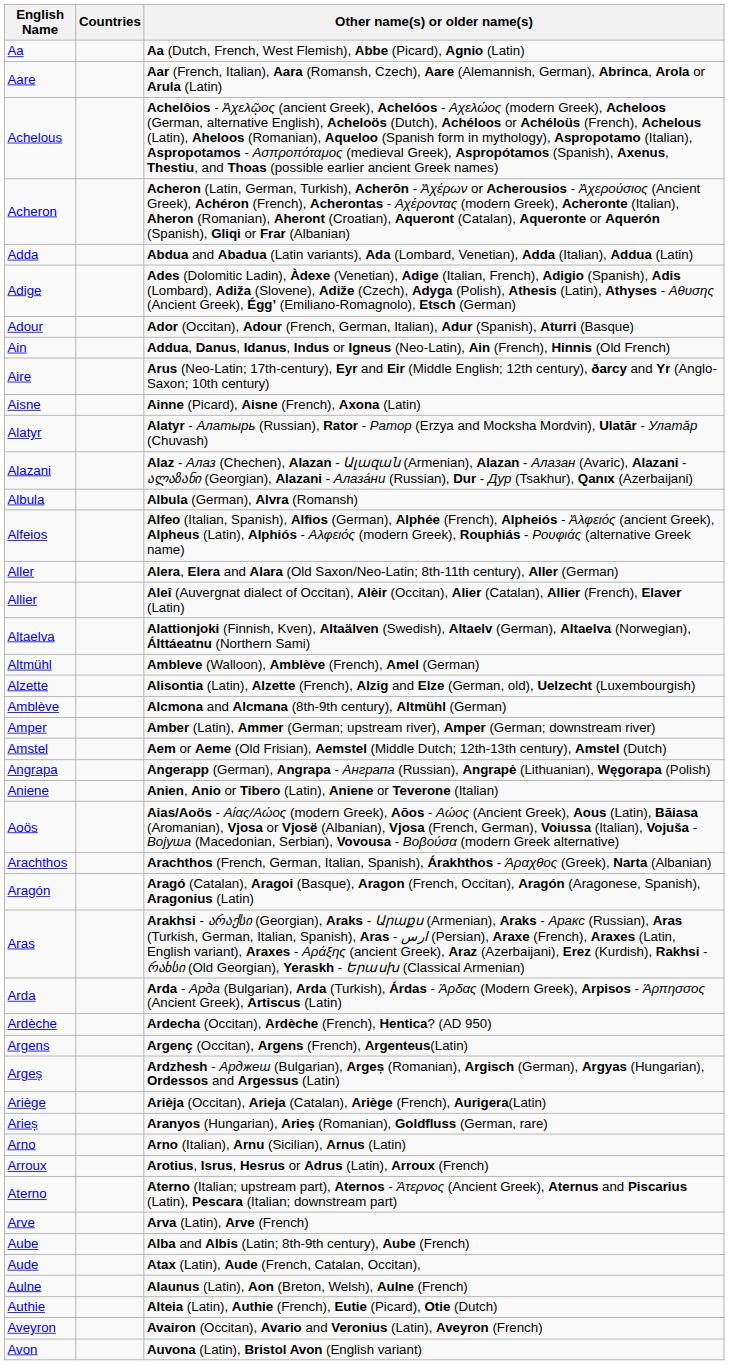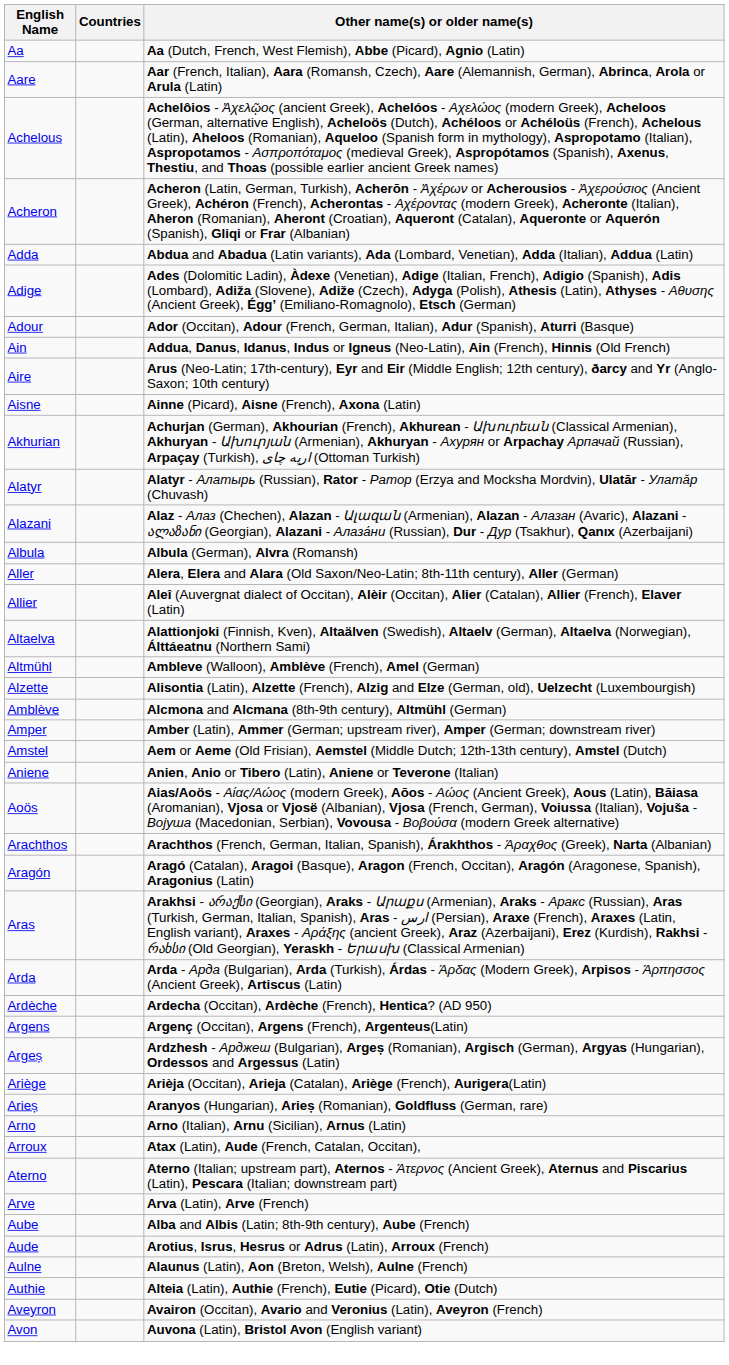+ row: (34, 442)
- row: (27, 535)
- row: (33, 770)
(318, 1165) Arotius, Isrus, Hesrus or Adrus (Latin), Arroux (French) -> (284, 1147) Atax (Latin), Aude (French, Catalan, Occitan),
(284, 1265) Atax (Latin), Aude (French, Catalan, Occitan), -> (318, 1246) Arotius, Isrus, Hesrus or Adrus (Latin), Arroux (French)
